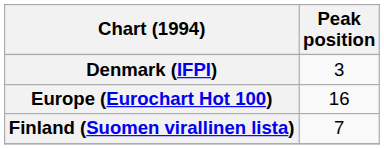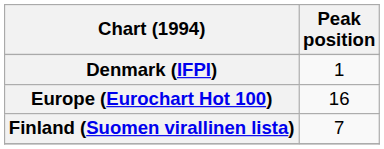(339, 69) 3 -> (339, 69) 1
